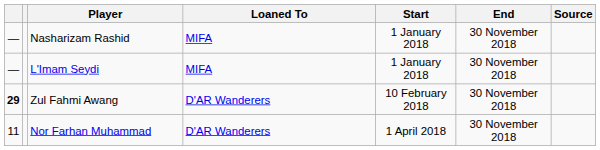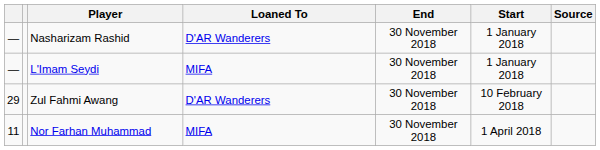columns swapped: (416, 14) <-> (504, 14)
(199, 38) MIFA -> (228, 38) D'AR Wanderers
(13, 100) bold -> (13, 100) normal
(228, 130) D'AR Wanderers -> (199, 130) MIFA
